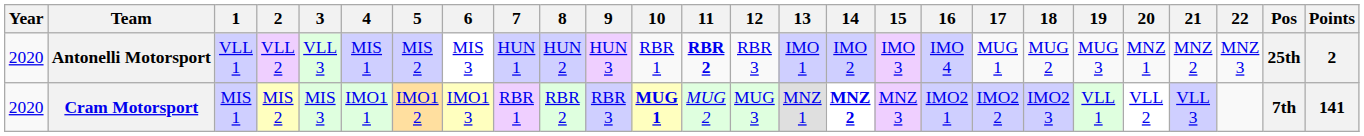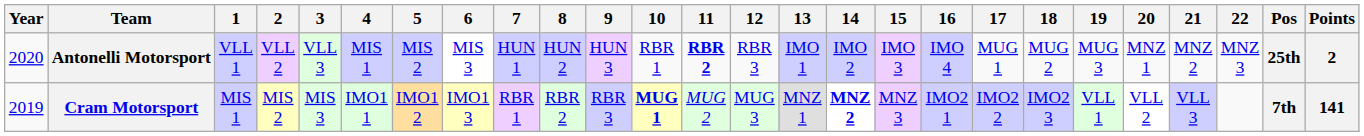(26, 106) 2020 -> (26, 106) 2019
